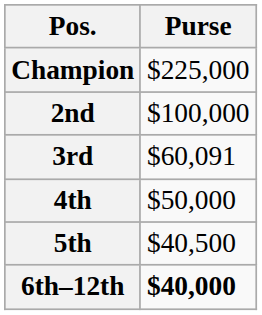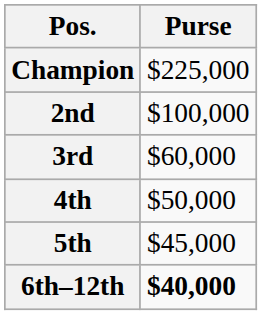(191, 156) $60,091 -> (191, 156) $60,000
(191, 243) $40,500 -> (191, 243) $45,000
